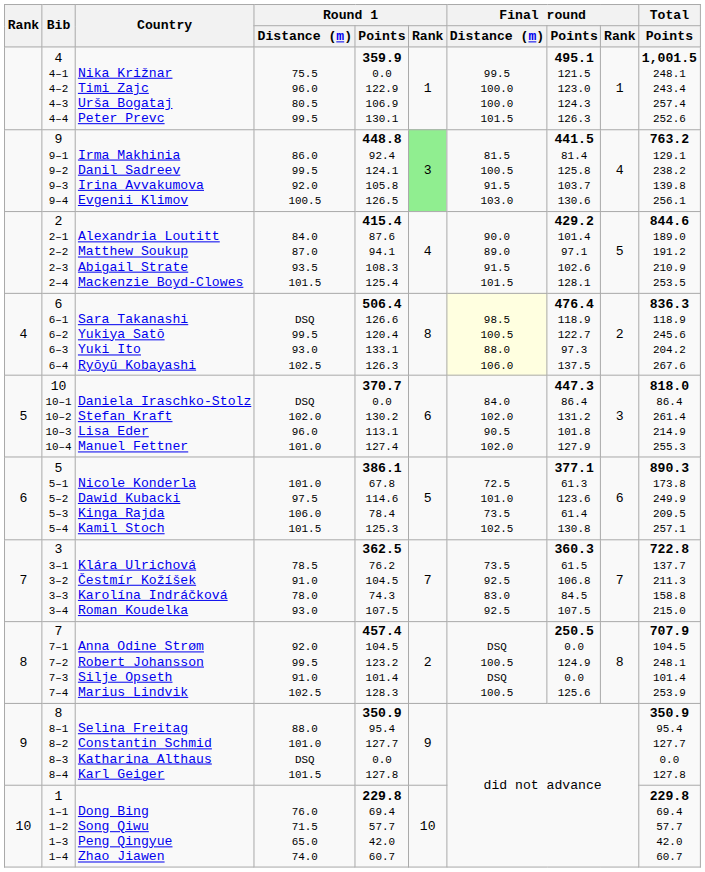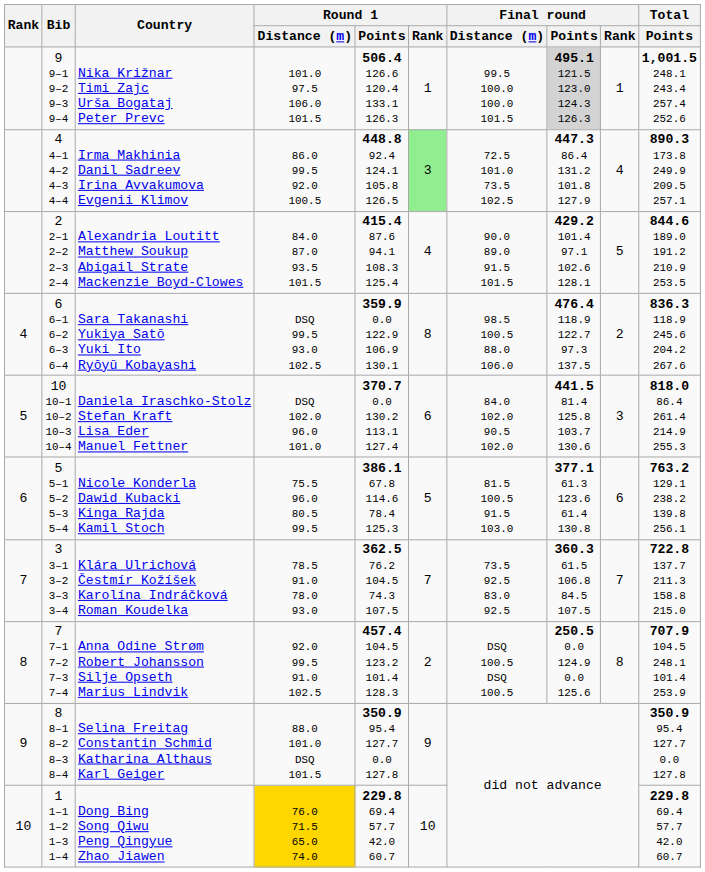(59, 88) 4 4–1 4–2 4–3 4–4 -> (59, 88) 9 9–1 9–2 9–3 9–4
(305, 96) 75.5 96.0 80.5 99.5 -> (305, 96) 101.0 97.5 106.0 101.5
(382, 88) 359.9 0.0 122.9 106.9 130.1 -> (382, 88) 506.4 126.6 120.4 133.1 126.3
(574, 88) no background -> (574, 88) lightgrey background
(59, 170) 9 9–1 9–2 9–3 9–4 -> (59, 170) 4 4–1 4–2 4–3 4–4
(497, 178) 81.5 100.5 91.5 103.0 -> (497, 178) 72.5 101.0 73.5 102.5
(574, 170) 441.5 81.4 125.8 103.7 130.6 -> (574, 170) 447.3 86.4 131.2 101.8 127.9
(669, 170) 763.2 129.1 238.2 139.8 256.1 -> (669, 170) 890.3 173.8 249.9 209.5 257.1
(382, 334) 506.4 126.6 120.4 133.1 126.3 -> (382, 334) 359.9 0.0 122.9 106.9 130.1
(497, 342) lightyellow background -> (497, 342) no background
(574, 416) 447.3 86.4 131.2 101.8 127.9 -> (574, 416) 441.5 81.4 125.8 103.7 130.6
(305, 506) 101.0 97.5 106.0 101.5 -> (305, 506) 75.5 96.0 80.5 99.5
(497, 506) 72.5 101.0 73.5 102.5 -> (497, 506) 81.5 100.5 91.5 103.0
(669, 498) 890.3 173.8 249.9 209.5 257.1 -> (669, 498) 763.2 129.1 238.2 139.8 256.1
(305, 834) no background -> (305, 834) gold background
